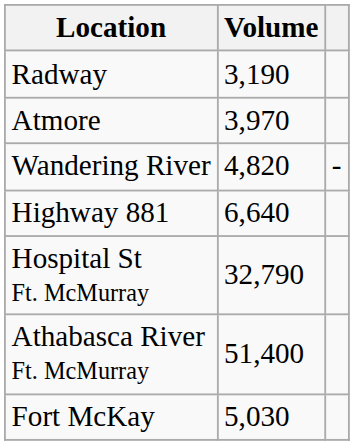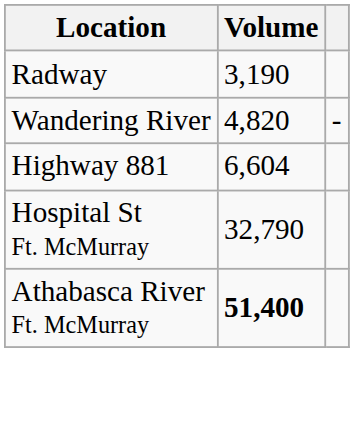- row: (56, 119)
(257, 212) 6,640 -> (257, 166) 6,604
(264, 353) normal -> (264, 307) bold
- row: (83, 416)
